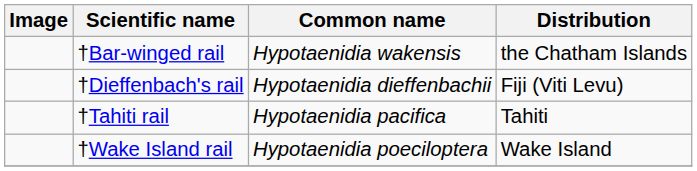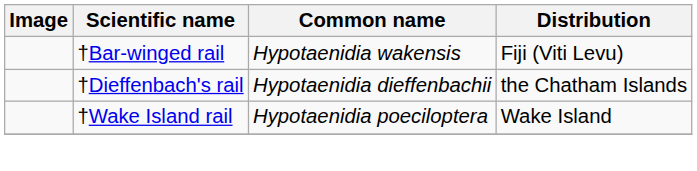(594, 52) the Chatham Islands -> (562, 52) Fiji (Viti Levu)
(562, 85) Fiji (Viti Levu) -> (594, 85) the Chatham Islands
- row: (123, 117)
